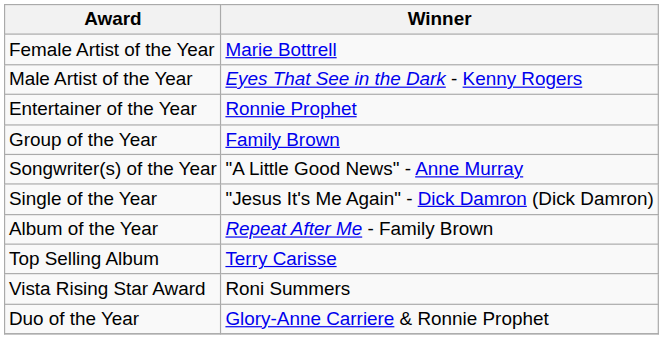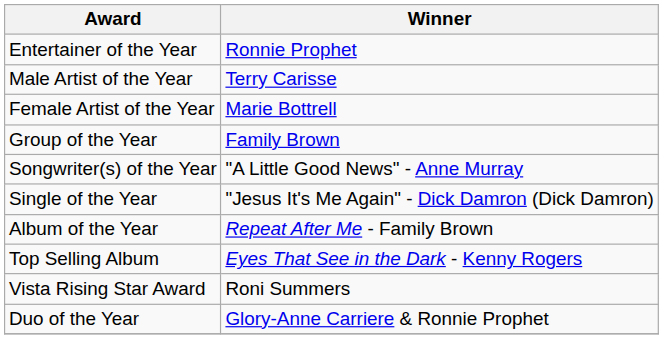rows swapped: (103, 109) <-> (112, 49)
(404, 79) Eyes That See in the Dark - Kenny Rogers -> (281, 79) Terry Carisse
(281, 259) Terry Carisse -> (404, 259) Eyes That See in the Dark - Kenny Rogers
